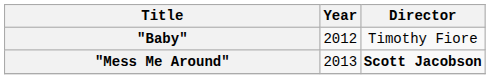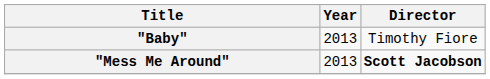(340, 39) 2012 -> (340, 39) 2013
